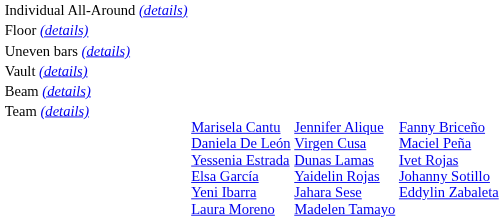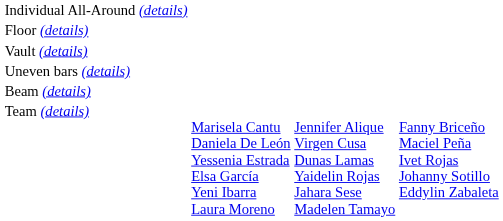rows swapped: (46, 71) <-> (67, 51)
